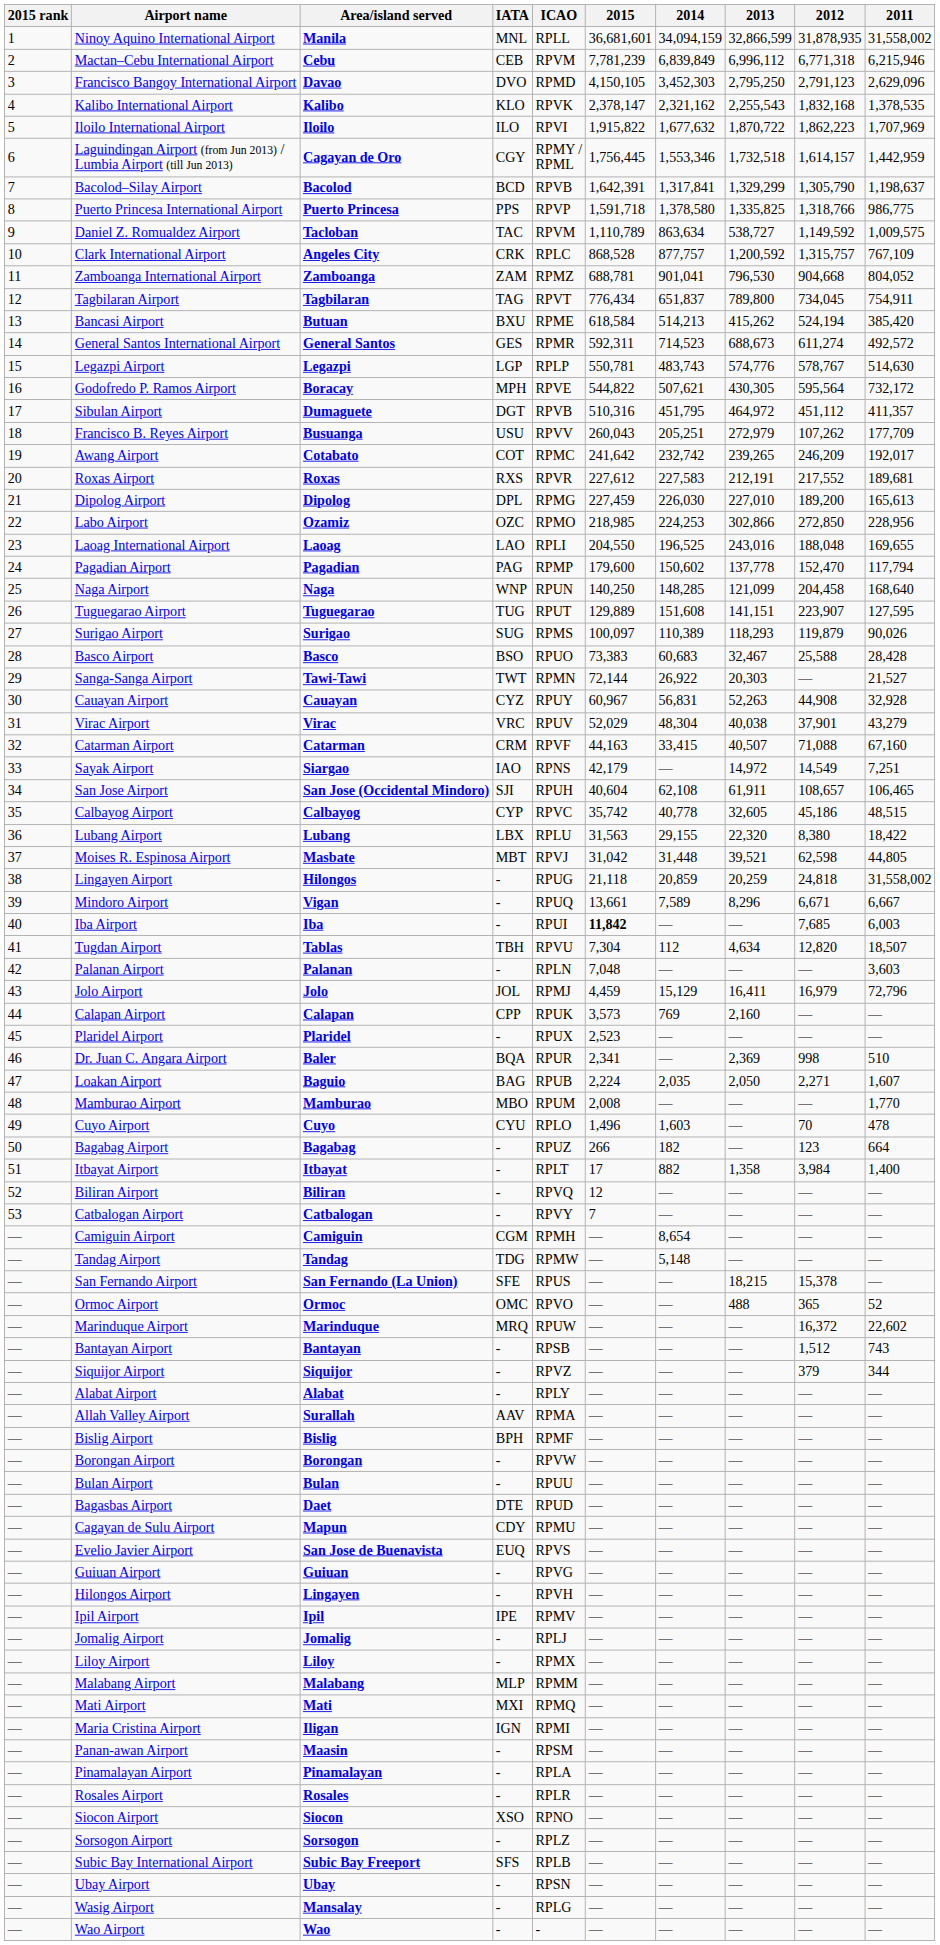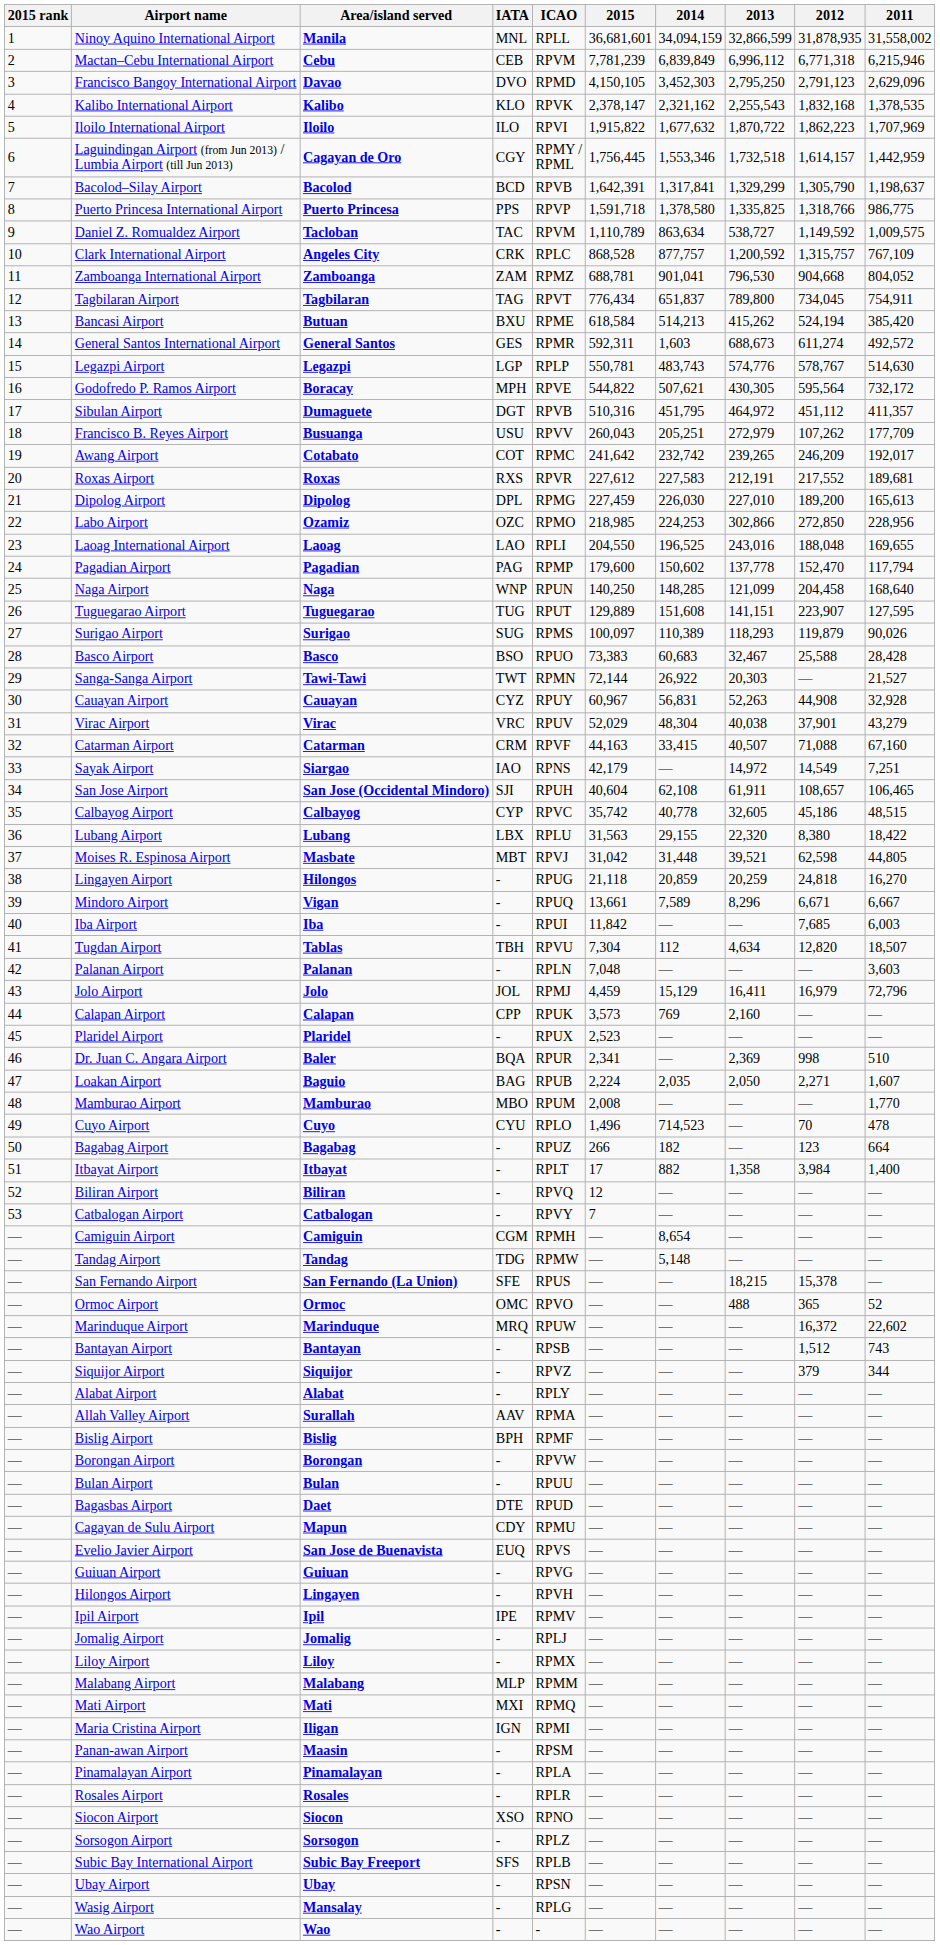(681, 344) 714,523 -> (674, 344) 1,603
(900, 880) 31,558,002 -> (887, 880) 16,270
(608, 924) bold -> (608, 924) normal
(674, 1125) 1,603 -> (681, 1125) 714,523
